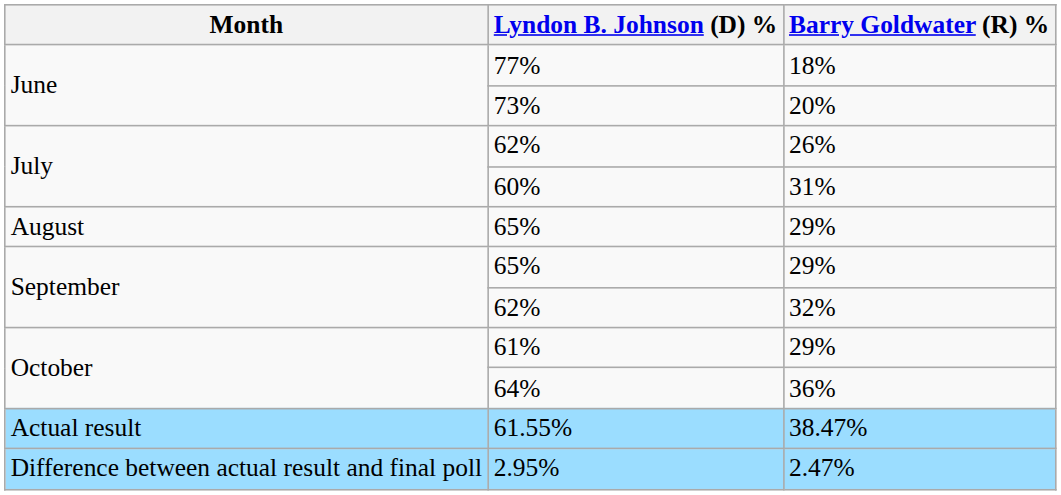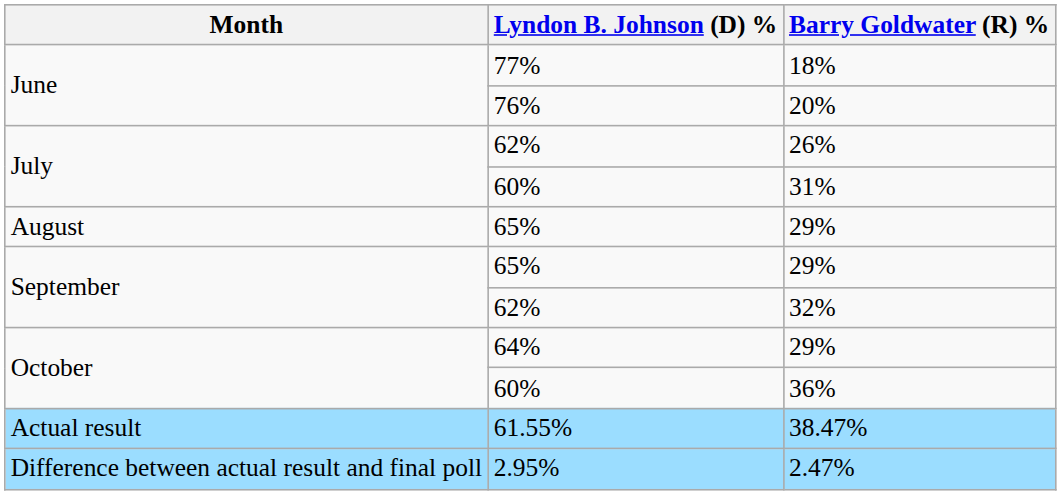(517, 105) 73% -> (517, 105) 76%
(517, 347) 61% -> (517, 347) 64%
(517, 387) 64% -> (517, 387) 60%
